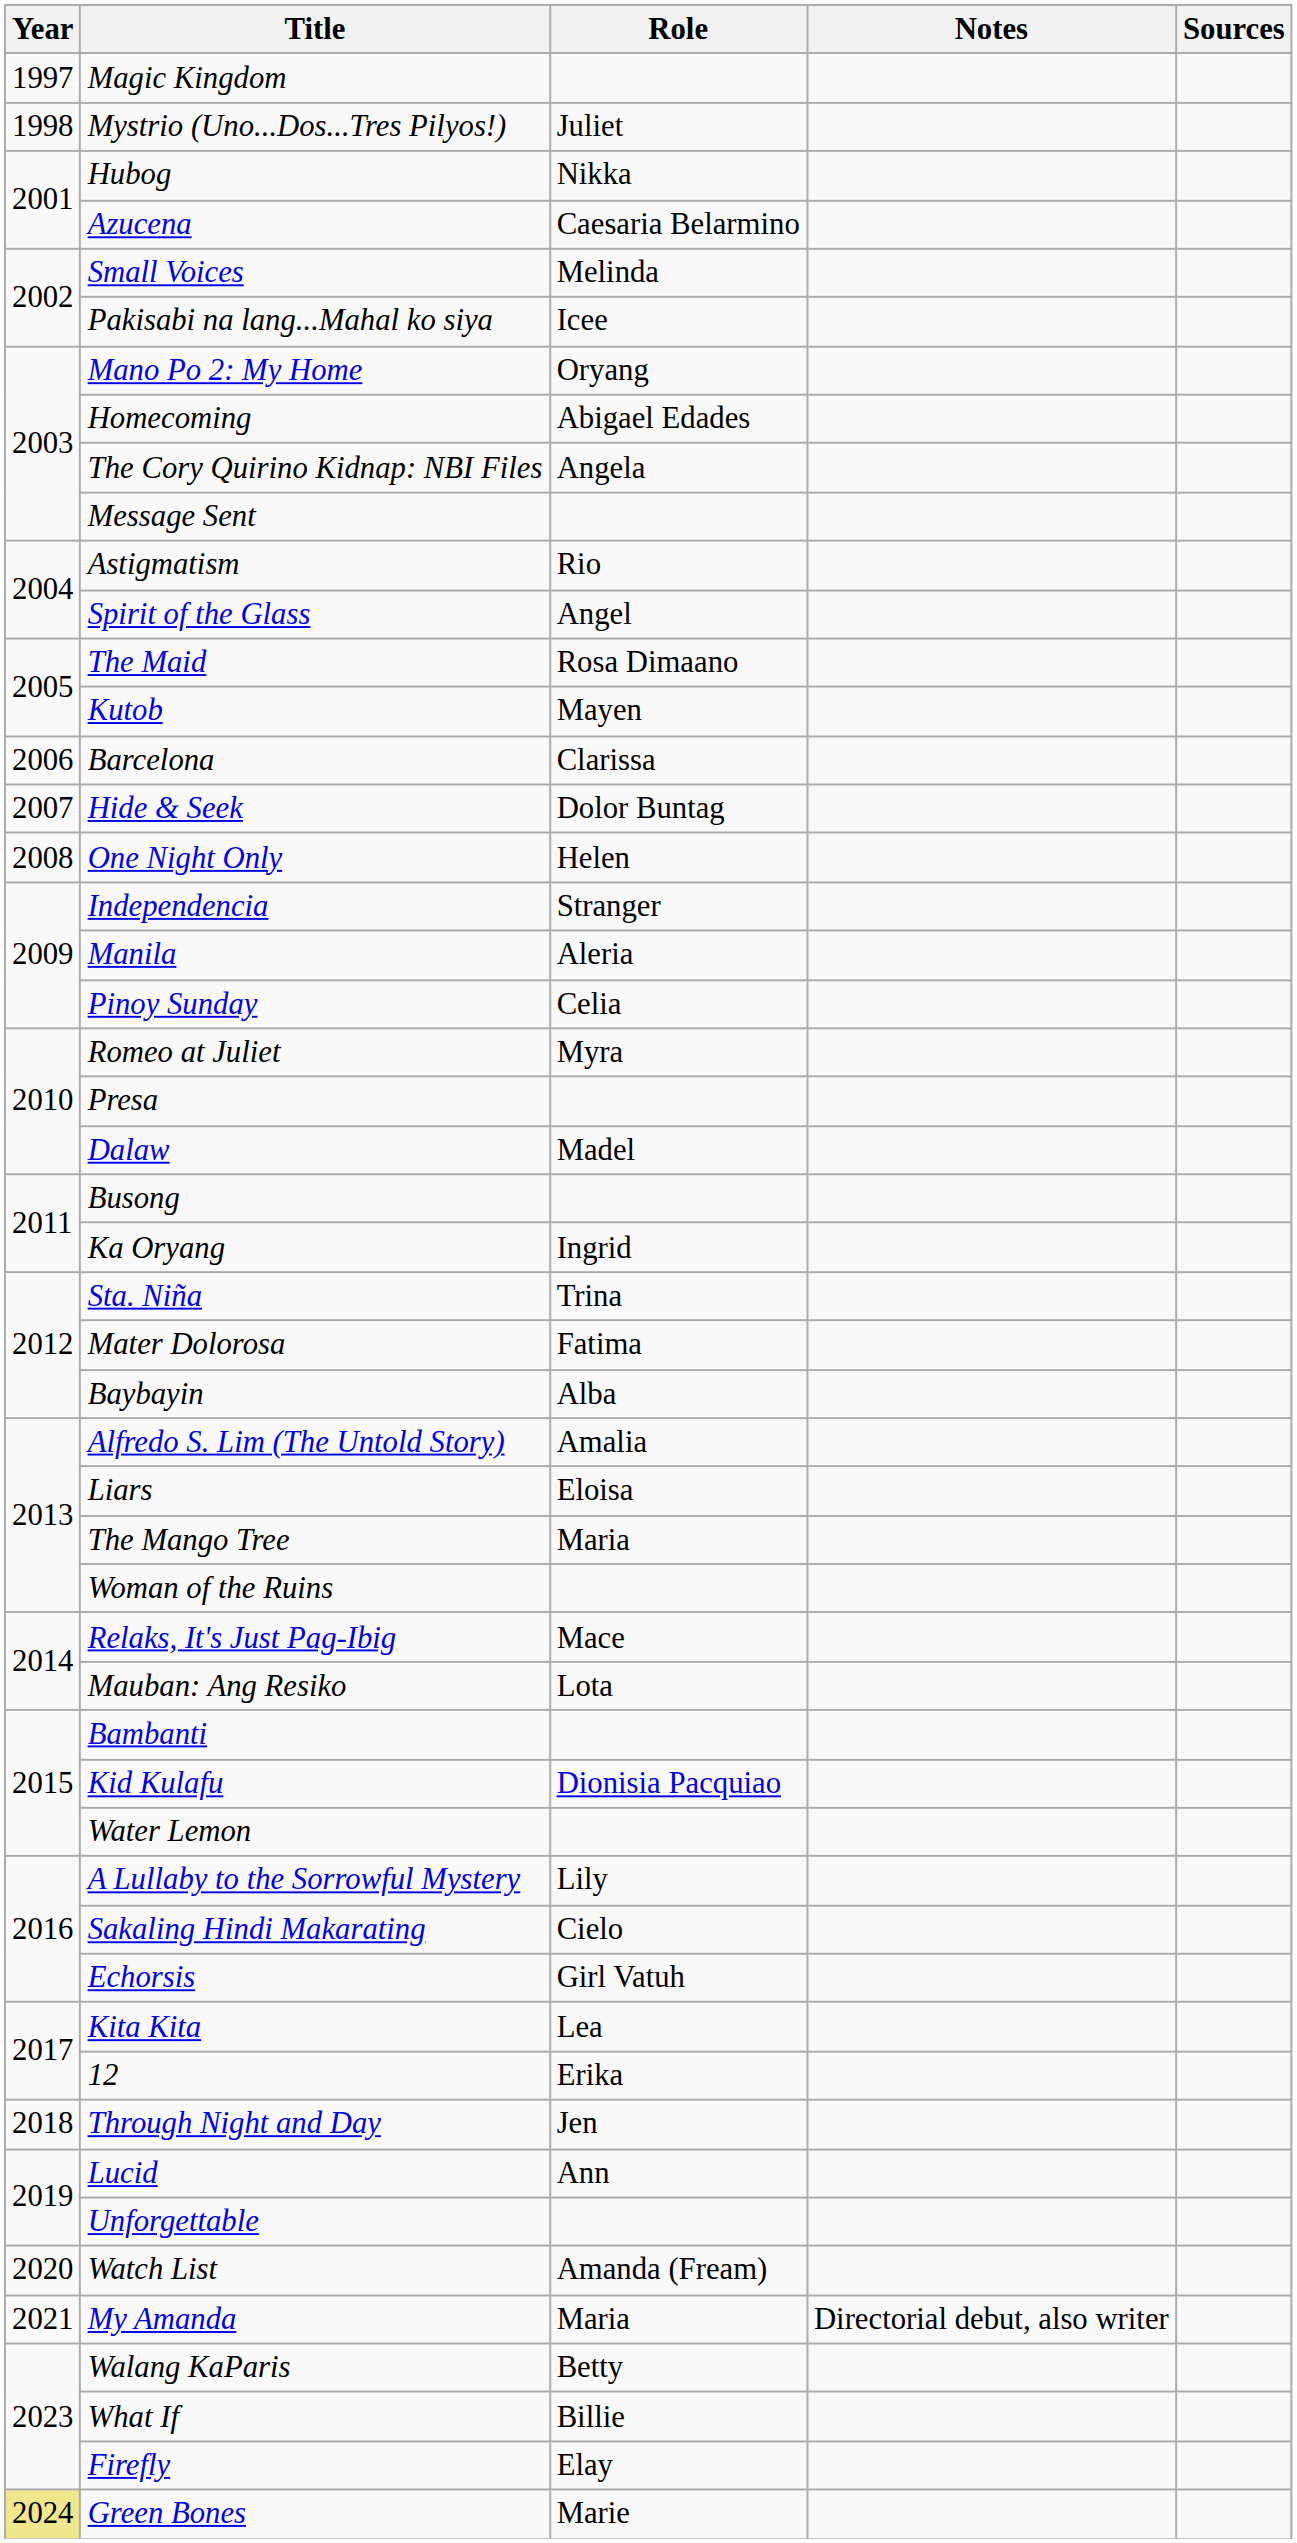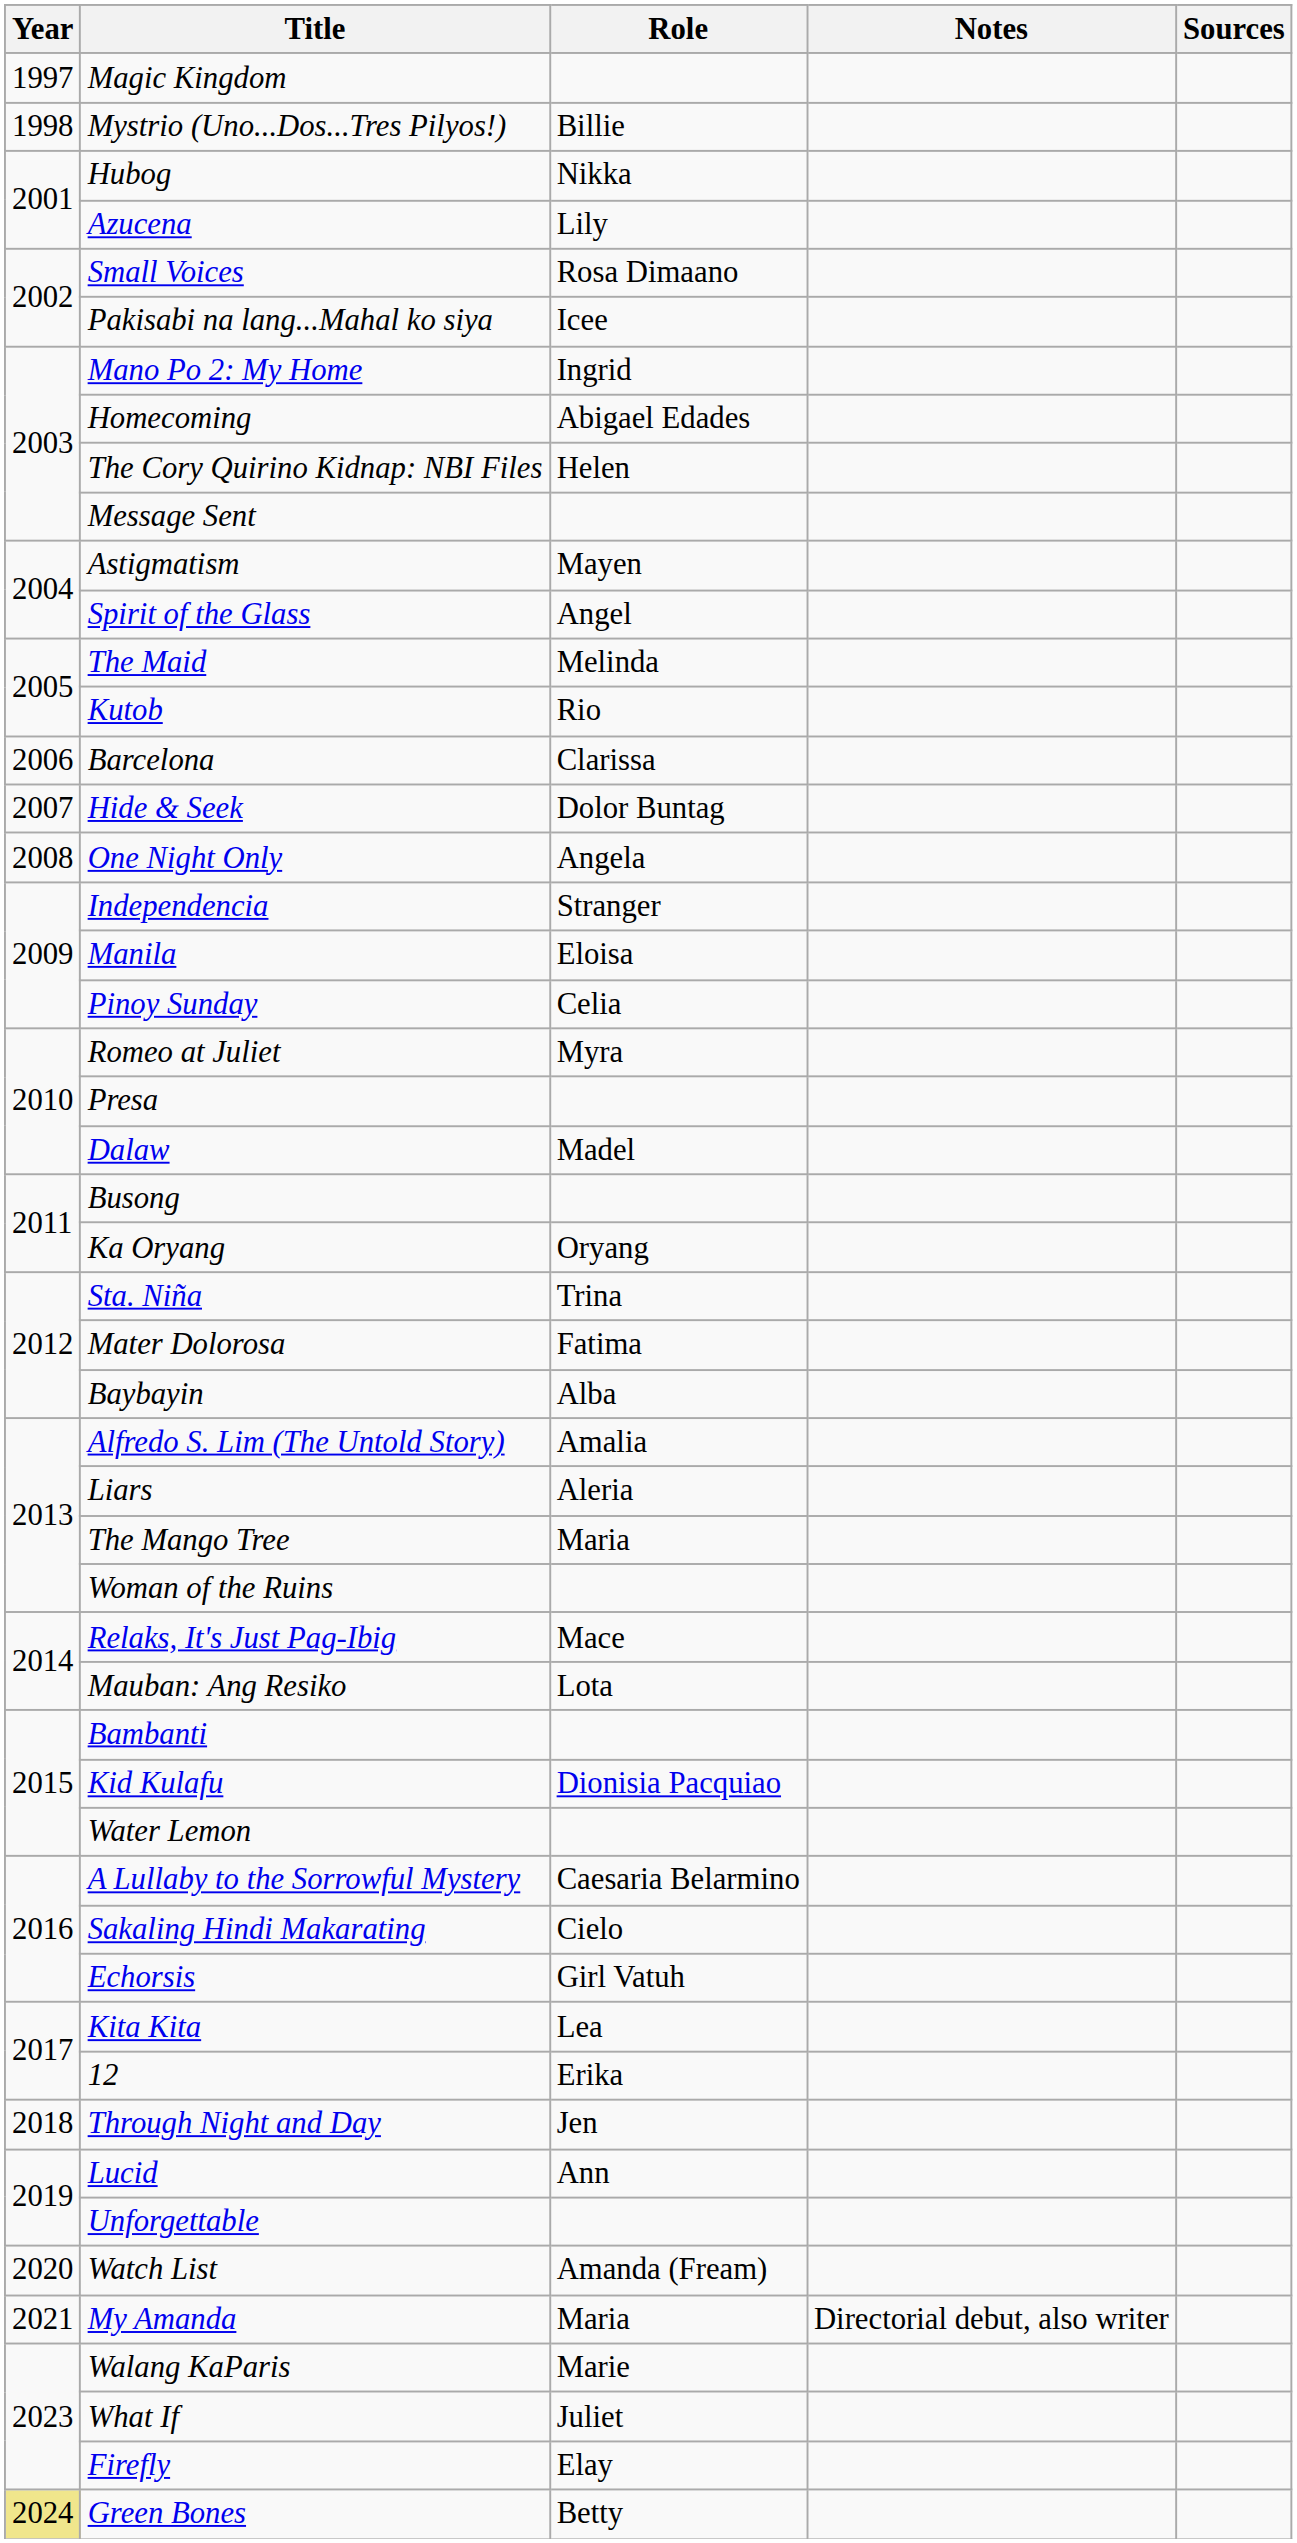(590, 126) Juliet -> (591, 126) Billie
(678, 223) Caesaria Belarmino -> (582, 223) Lily
(608, 272) Melinda -> (648, 272) Rosa Dimaano
(603, 369) Oryang -> (594, 369) Ingrid
(601, 467) Angela -> (593, 467) Helen
(579, 564) Rio -> (599, 564) Mayen
(648, 662) Rosa Dimaano -> (608, 662) Melinda
(599, 710) Mayen -> (579, 710) Rio
(593, 857) Helen -> (601, 857) Angela
(595, 954) Aleria -> (595, 954) Eloisa
(594, 1246) Ingrid -> (603, 1246) Oryang
(595, 1490) Eloisa -> (595, 1490) Aleria
(582, 1880) Lily -> (678, 1880) Caesaria Belarmino
(590, 2367) Betty -> (593, 2367) Marie
(591, 2416) Billie -> (590, 2416) Juliet
(593, 2513) Marie -> (590, 2513) Betty
